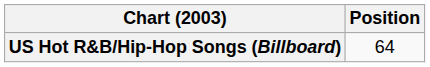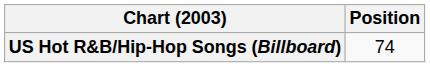(385, 47) 64 -> (385, 47) 74
